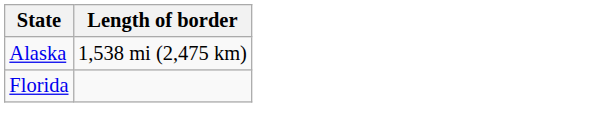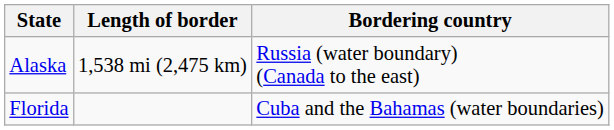+ column: (430, 20)
